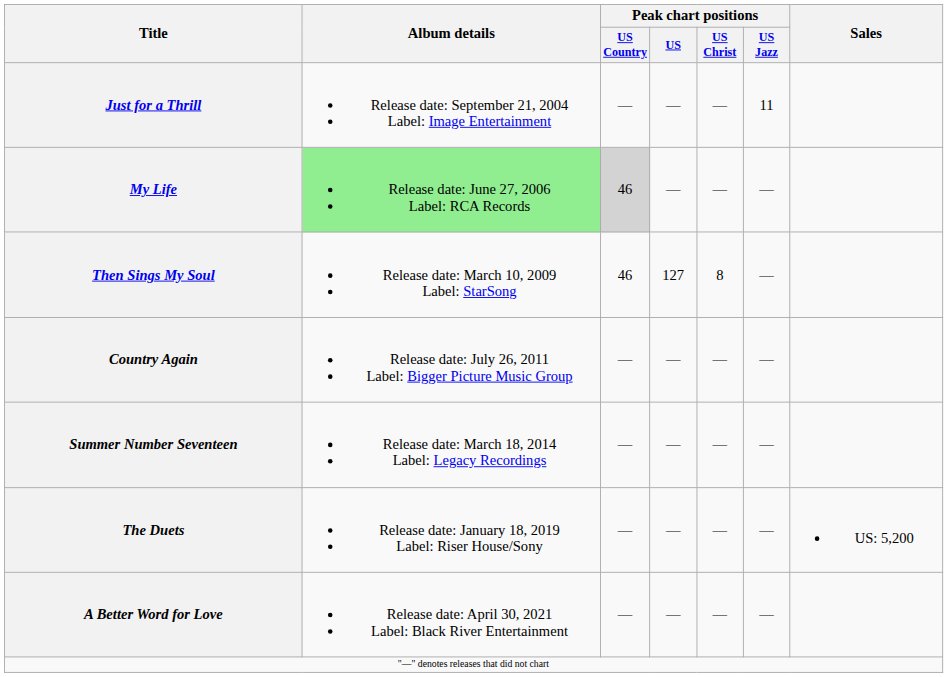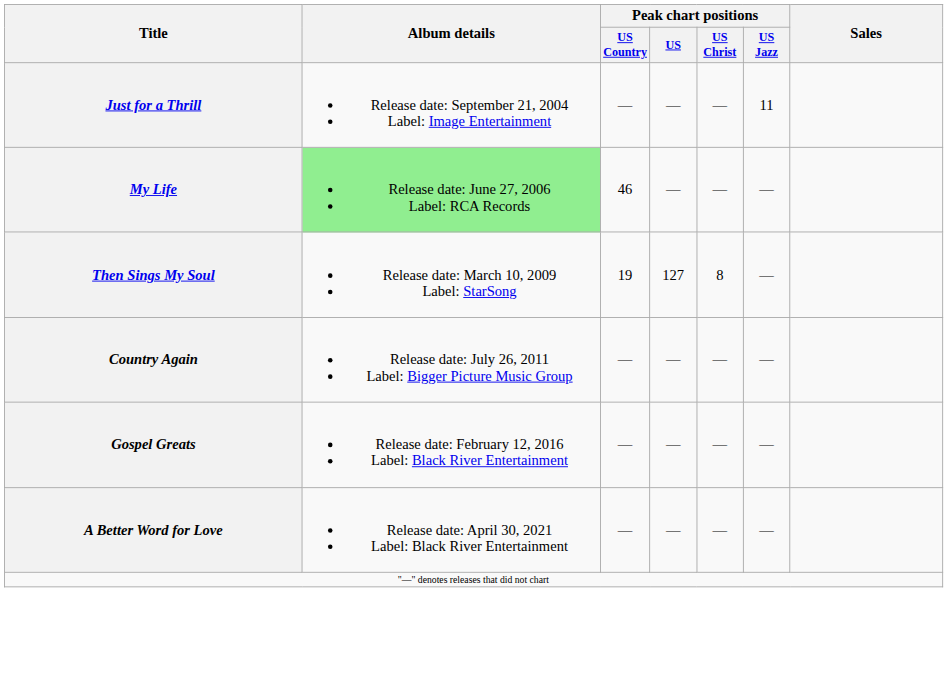(625, 189) lightgrey background -> (625, 189) no background
(625, 274) 46 -> (625, 274) 19
- row: (153, 444)
+ row: (153, 444)
- row: (153, 529)
